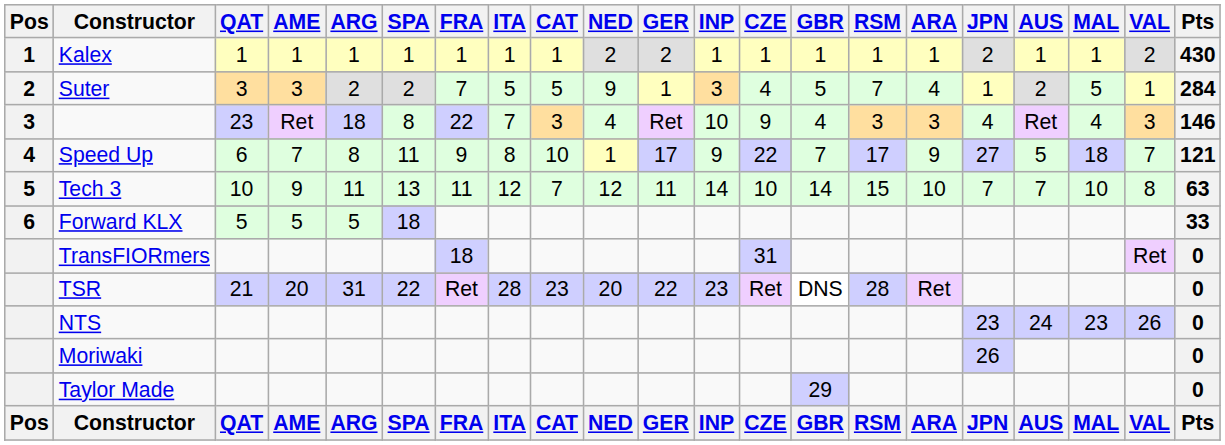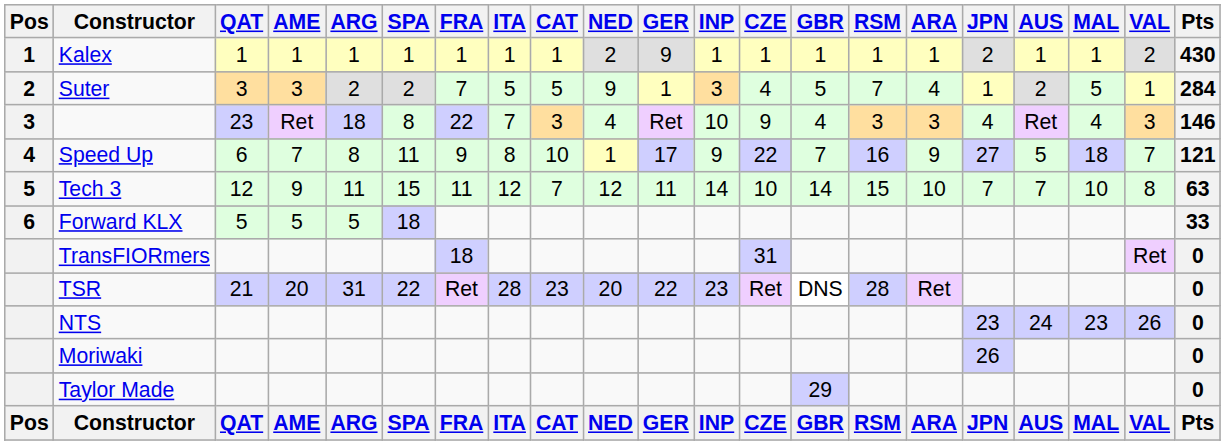(666, 55) 2 -> (666, 55) 9
(877, 155) 17 -> (877, 155) 16
(242, 188) 10 -> (242, 188) 12
(409, 188) 13 -> (409, 188) 15
